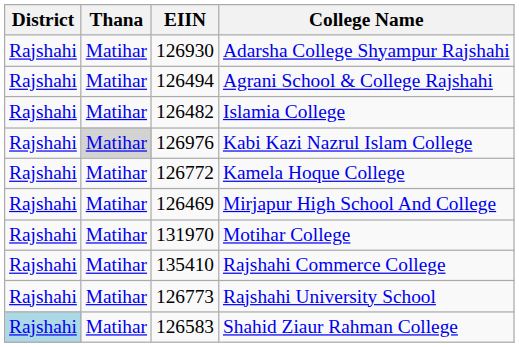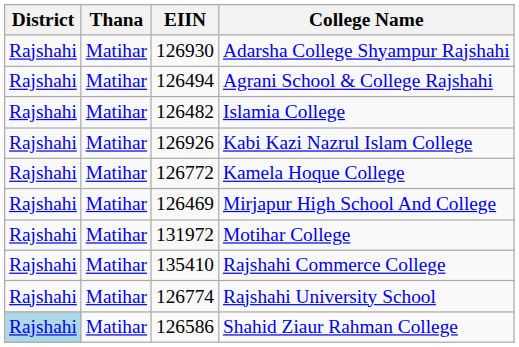(116, 142) lightgrey background -> (116, 142) no background
(185, 142) 126976 -> (185, 142) 126926
(185, 234) 131970 -> (185, 234) 131972
(185, 296) 126773 -> (185, 296) 126774
(185, 326) 126583 -> (185, 326) 126586
